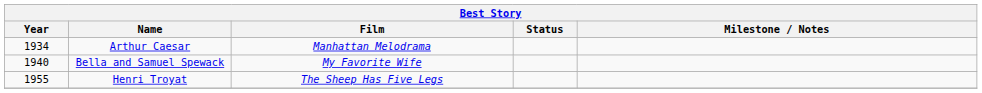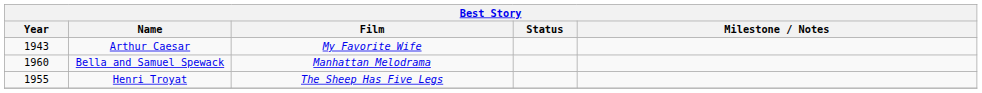(36, 46) 1934 -> (36, 46) 1943
(372, 46) Manhattan Melodrama -> (372, 46) My Favorite Wife
(36, 63) 1940 -> (36, 63) 1960
(372, 63) My Favorite Wife -> (372, 63) Manhattan Melodrama
